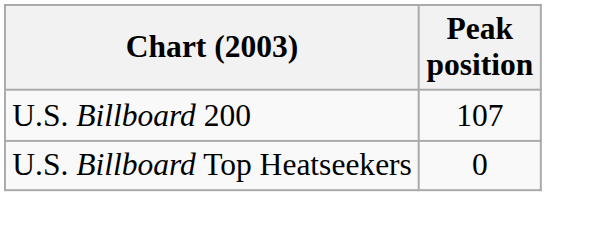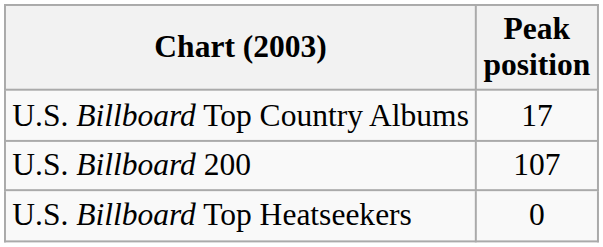+ row: (241, 114)
